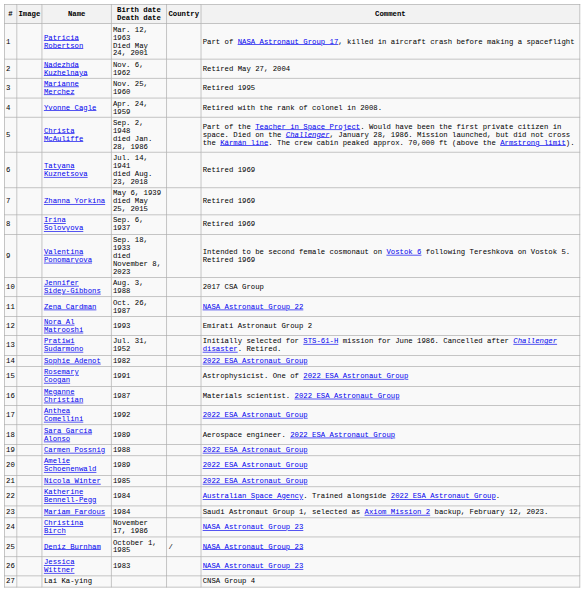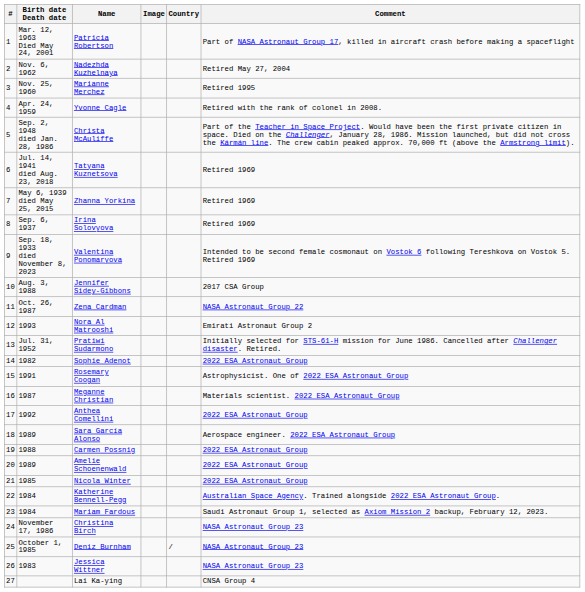columns swapped: (29, 14) <-> (139, 14)
